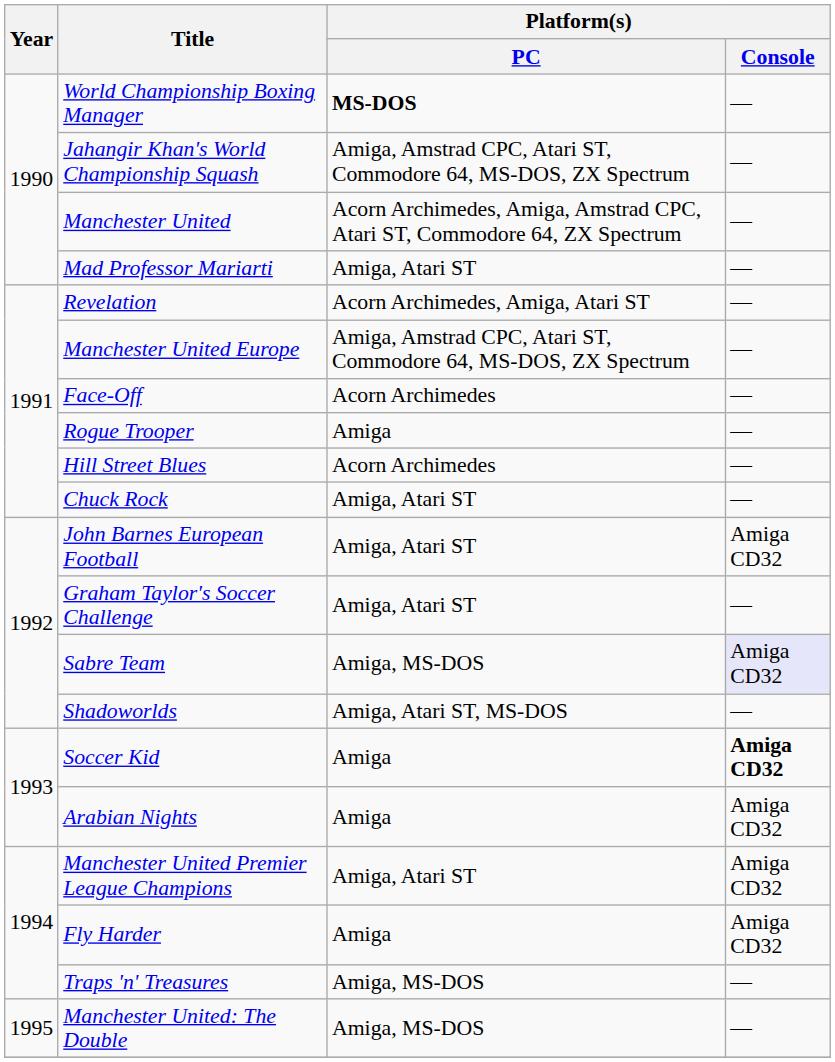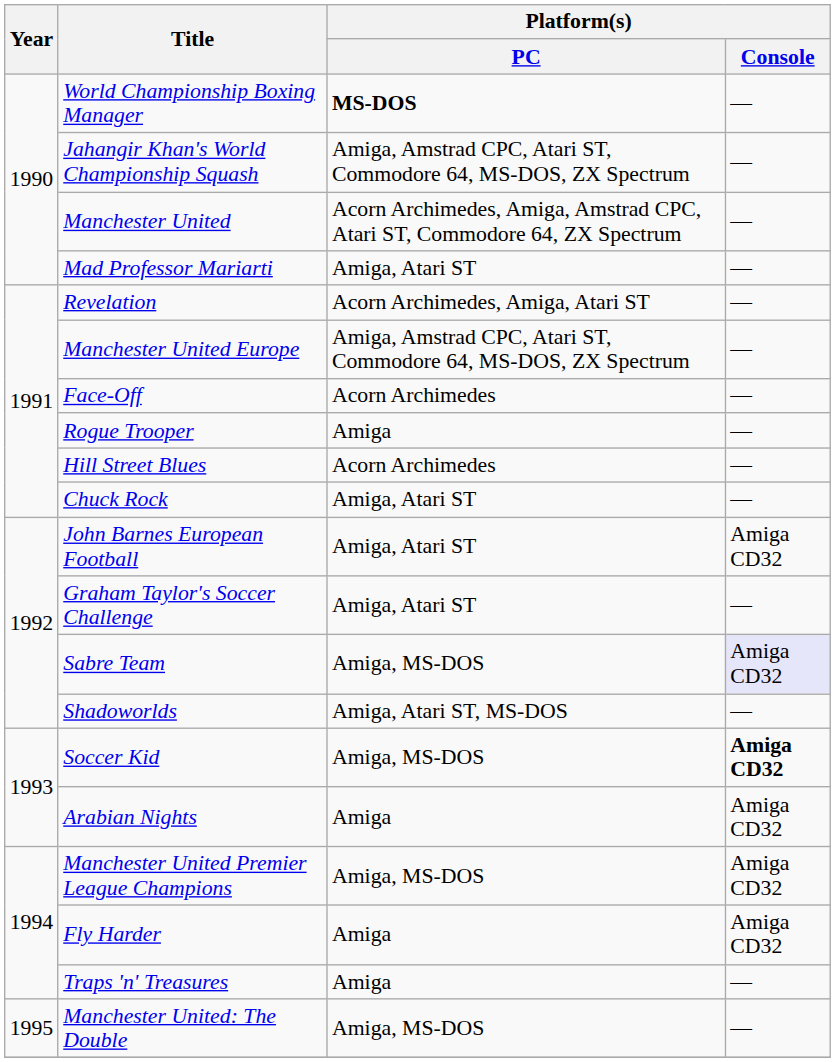(362, 757) Amiga -> (408, 757) Amiga, MS-DOS
(404, 875) Amiga, Atari ST -> (408, 875) Amiga, MS-DOS
(408, 981) Amiga, MS-DOS -> (362, 981) Amiga
